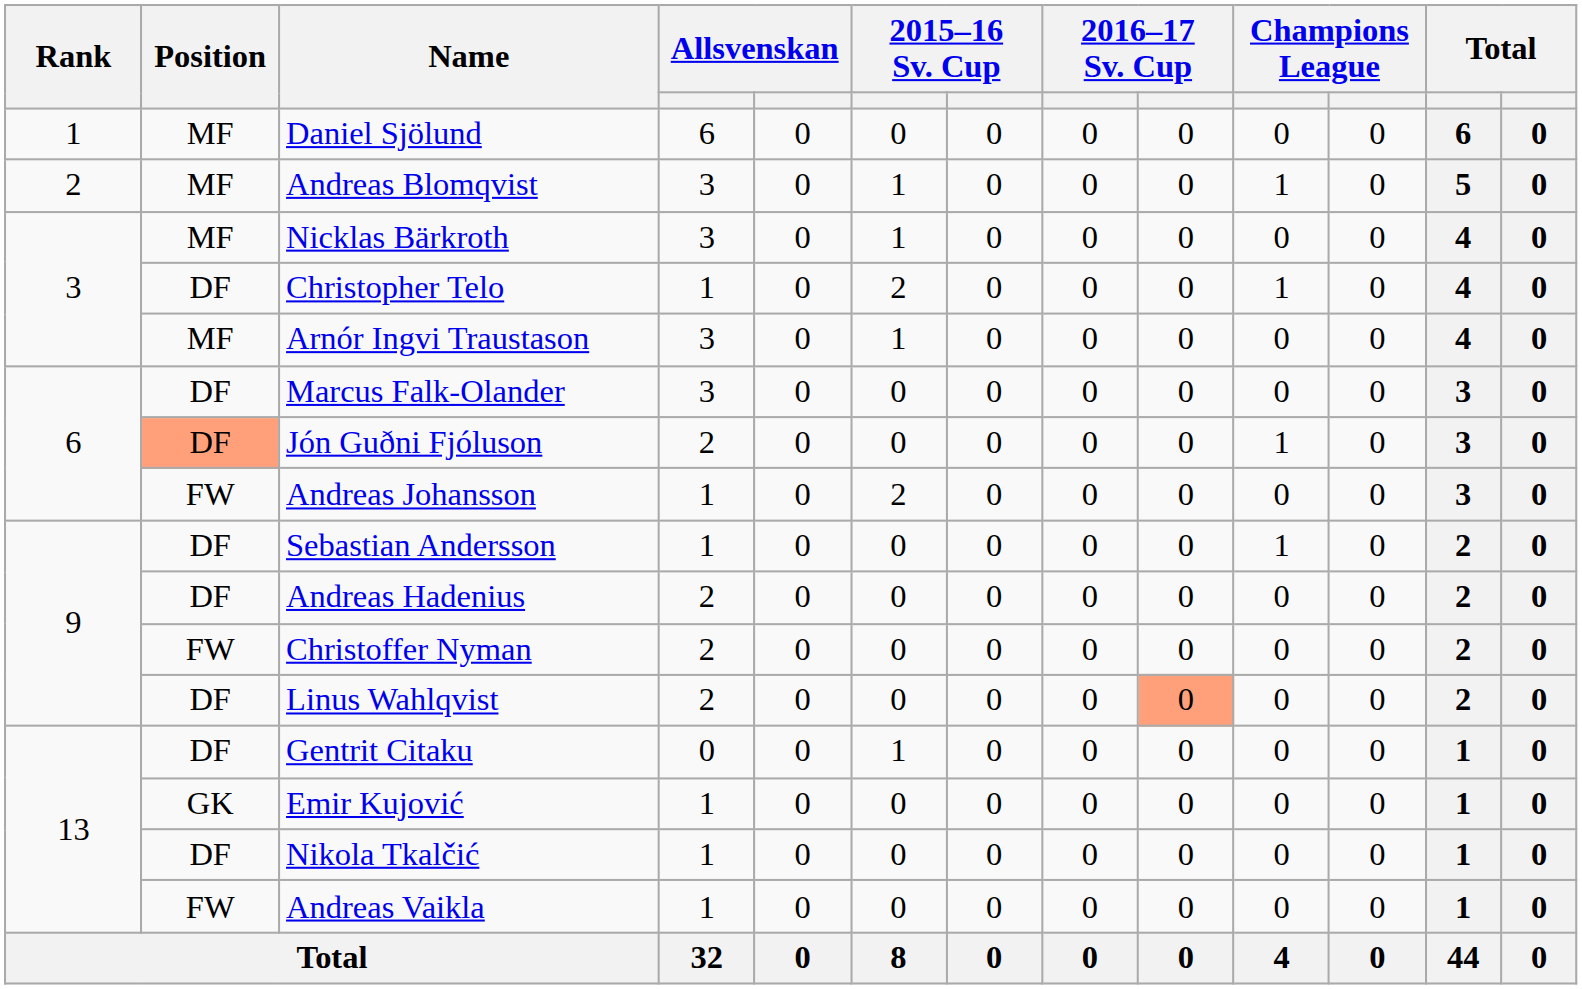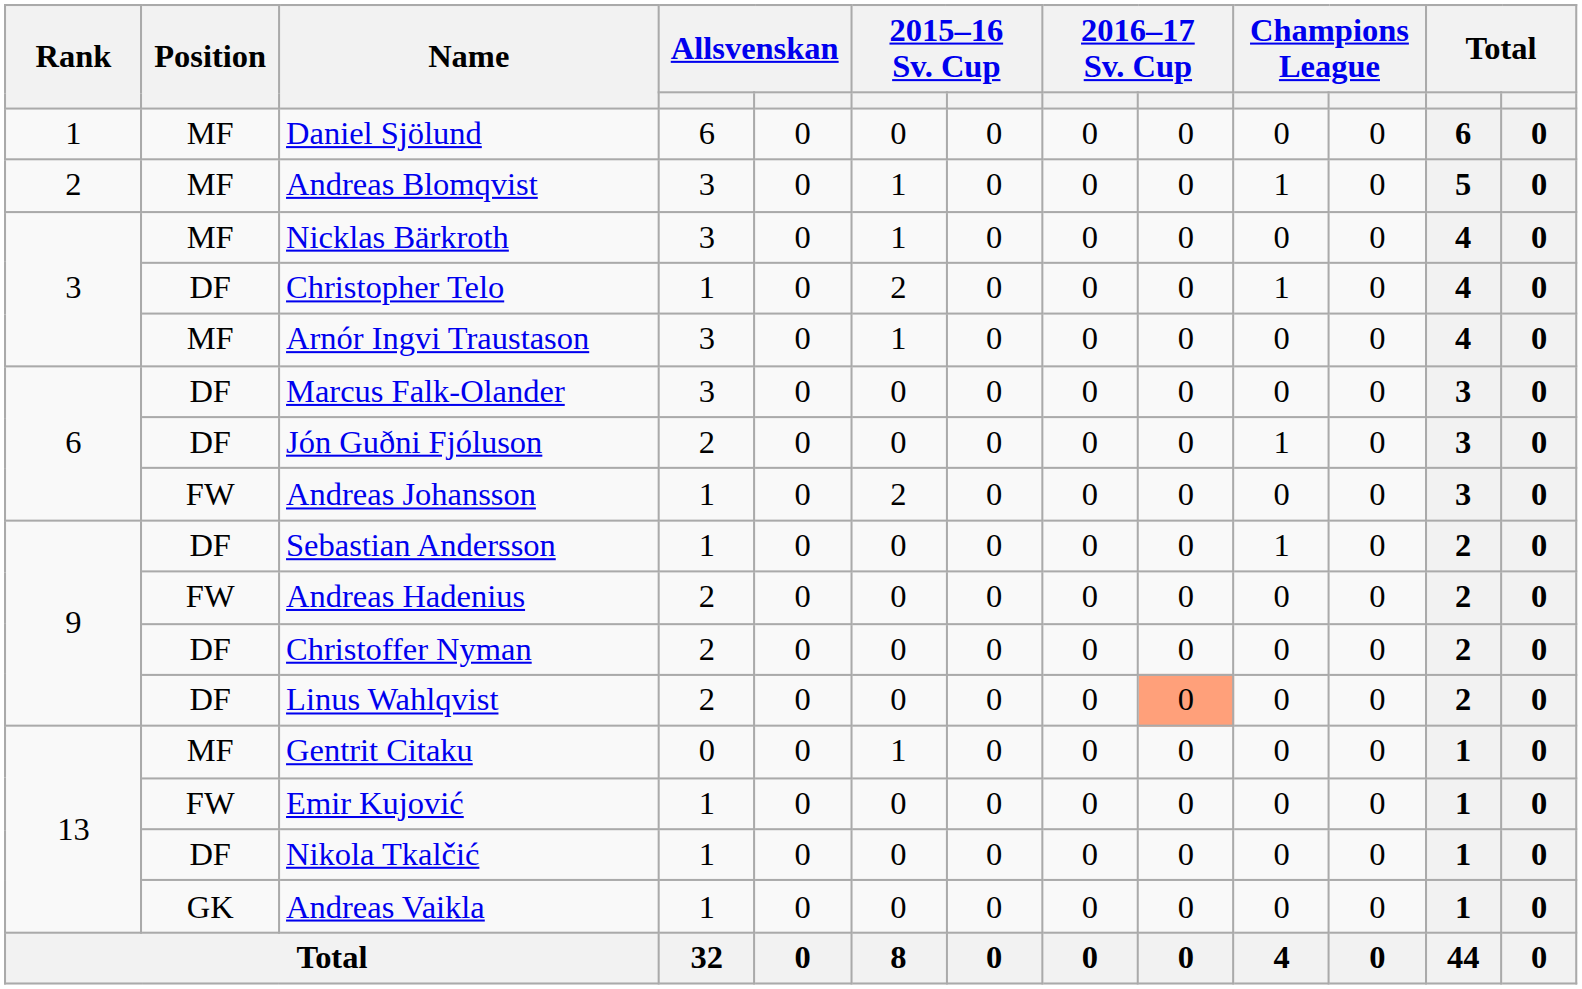(210, 442) lightsalmon background -> (210, 442) no background
(210, 596) DF -> (210, 596) FW
(210, 648) FW -> (210, 648) DF
(210, 751) DF -> (210, 751) MF
(210, 802) GK -> (210, 802) FW
(210, 905) FW -> (210, 905) GK
